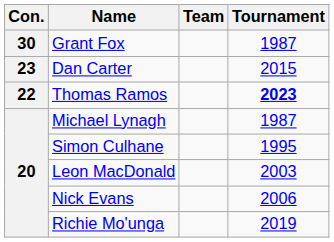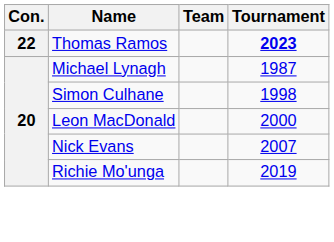- row: (88, 43)
- row: (92, 69)
(278, 146) 1995 -> (278, 95) 1998
(278, 172) 2003 -> (278, 120) 2000
(278, 198) 2006 -> (278, 146) 2007
